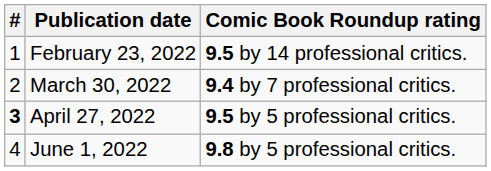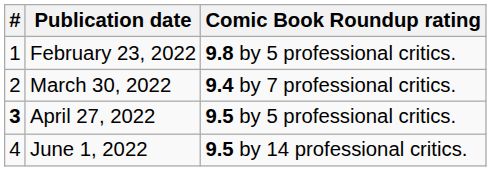(336, 52) 9.5 by 14 professional critics. -> (331, 52) 9.8 by 5 professional critics.
(331, 149) 9.8 by 5 professional critics. -> (336, 149) 9.5 by 14 professional critics.
